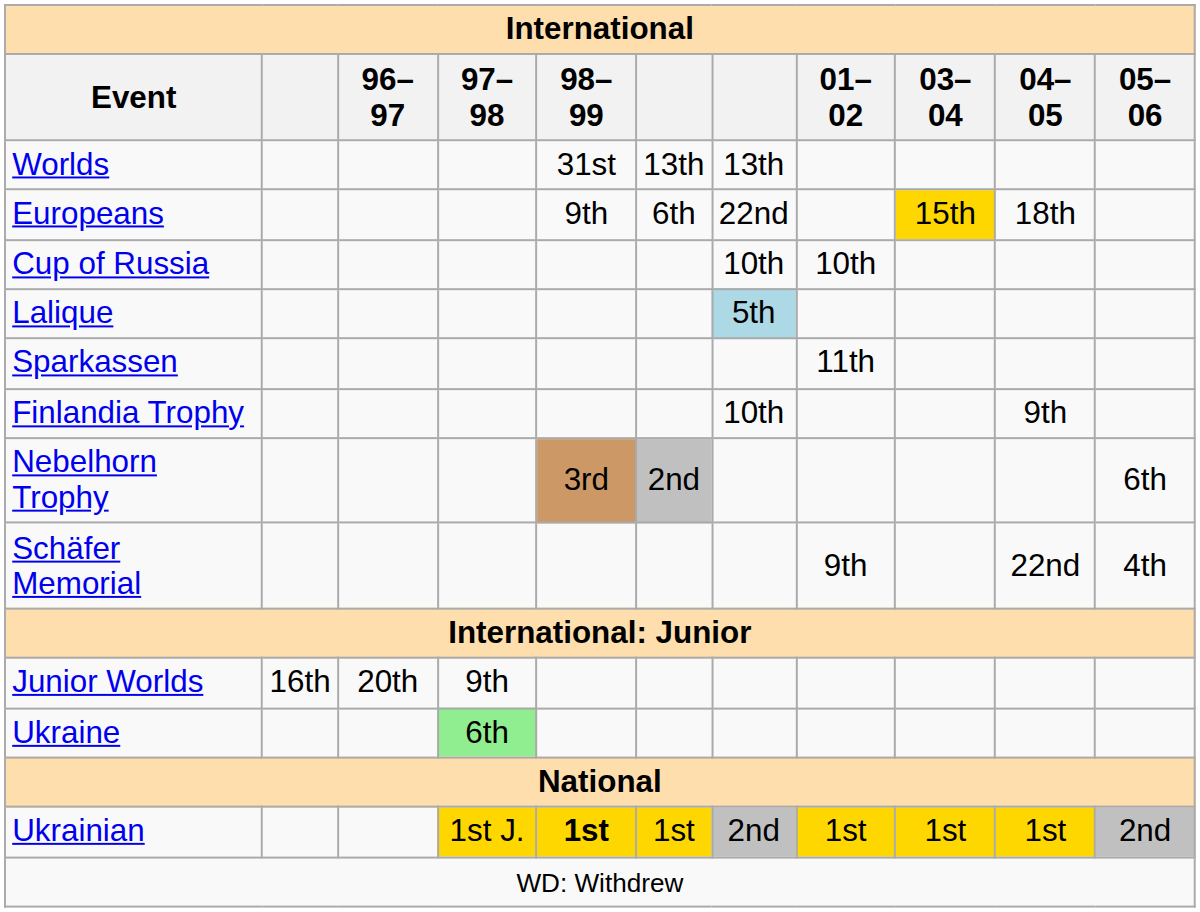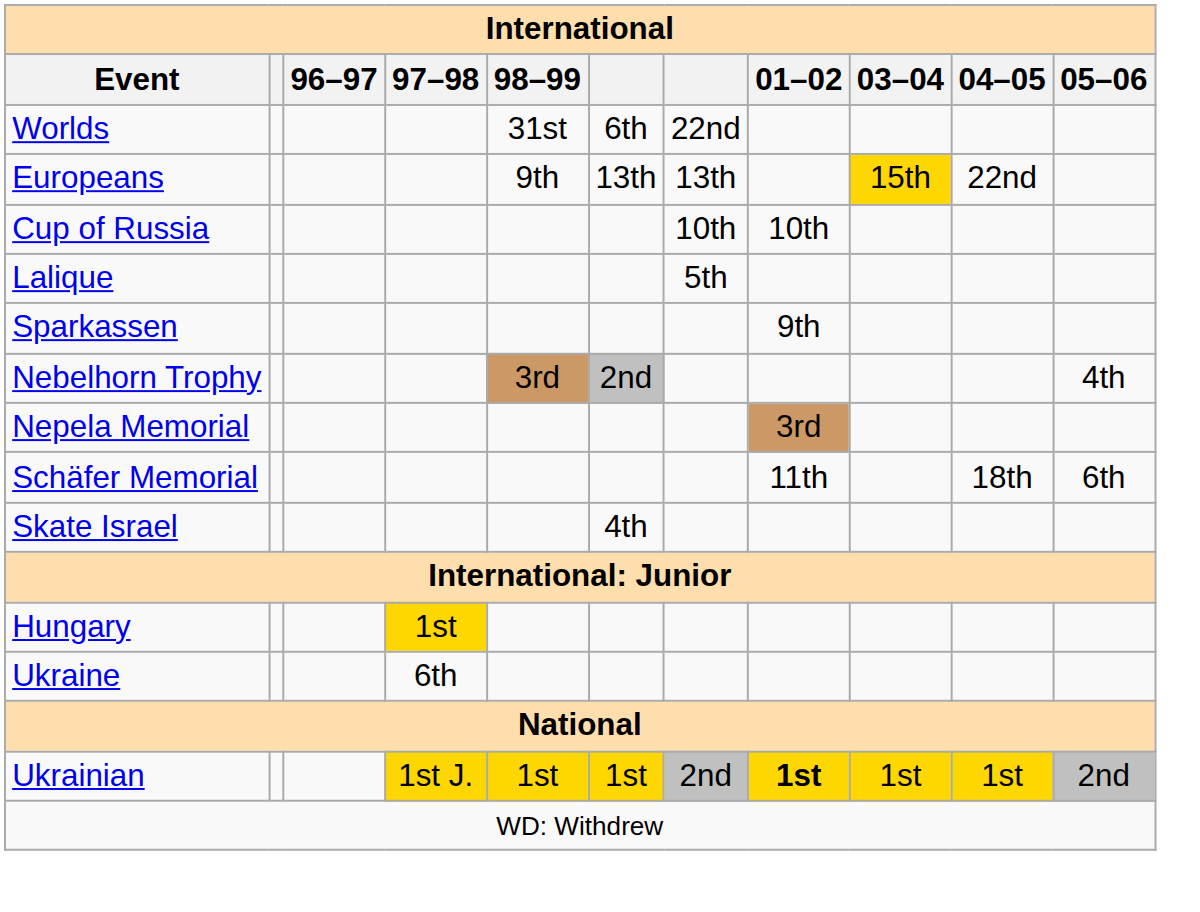(674, 164) 13th -> (626, 128) 6th
(754, 164) 13th -> (706, 128) 22nd
(674, 213) 6th -> (626, 178) 13th
(754, 213) 22nd -> (706, 178) 13th
(1045, 213) 18th -> (1002, 178) 22nd
(754, 313) lightblue background -> (706, 278) no background
(846, 363) 11th -> (799, 327) 9th
- row: (128, 412)
(1145, 480) 6th -> (1104, 377) 4th
+ row: (131, 427)
(846, 565) 9th -> (799, 476) 11th
(1045, 565) 22nd -> (1002, 476) 18th
(1145, 565) 4th -> (1104, 476) 6th
+ row: (95, 526)
- row: (108, 682)
+ row: (71, 626)
(487, 732) lightgreen background -> (436, 675) no background
(586, 831) bold -> (537, 775) normal
(846, 831) normal -> (799, 775) bold
